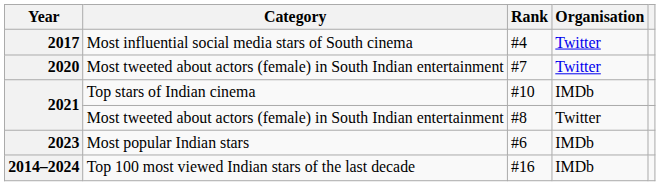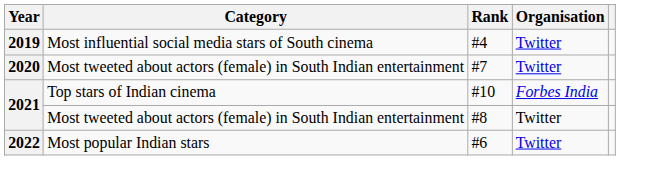(64, 42) 2017 -> (24, 42) 2019
(575, 92) IMDb -> (557, 92) Forbes India
(64, 142) 2023 -> (24, 142) 2022
(575, 142) IMDb -> (538, 142) Twitter
- row: (523, 167)
